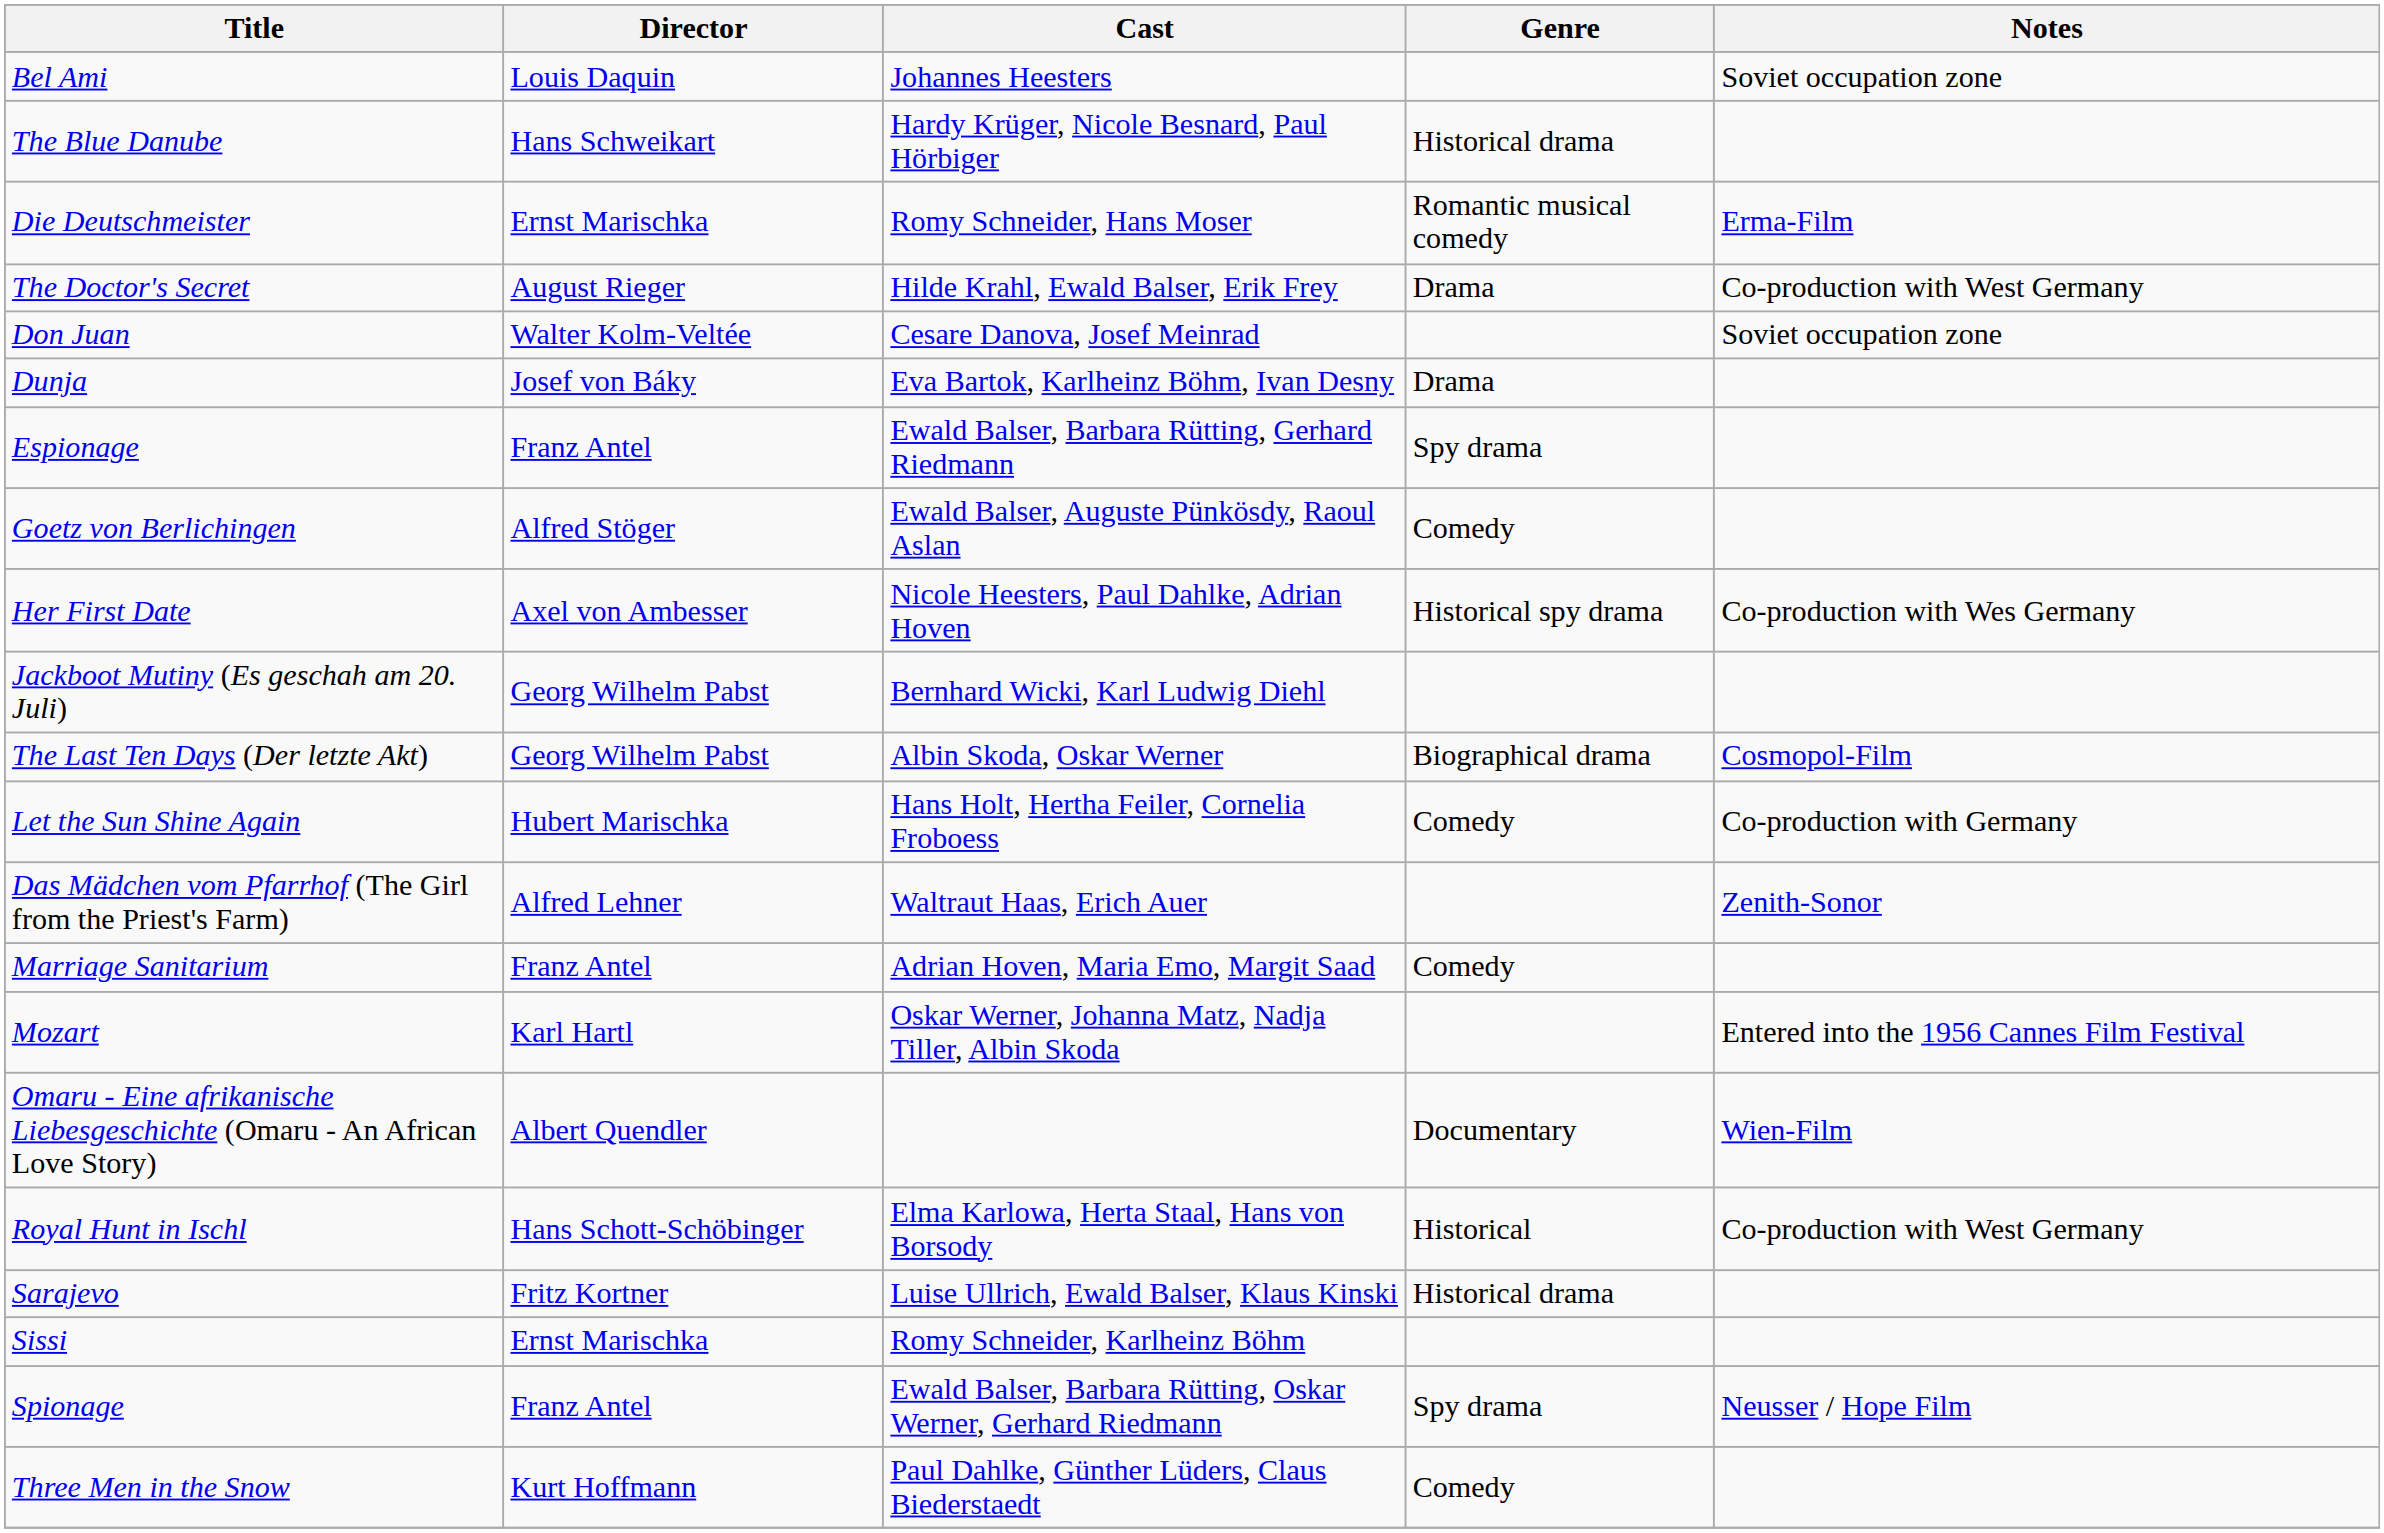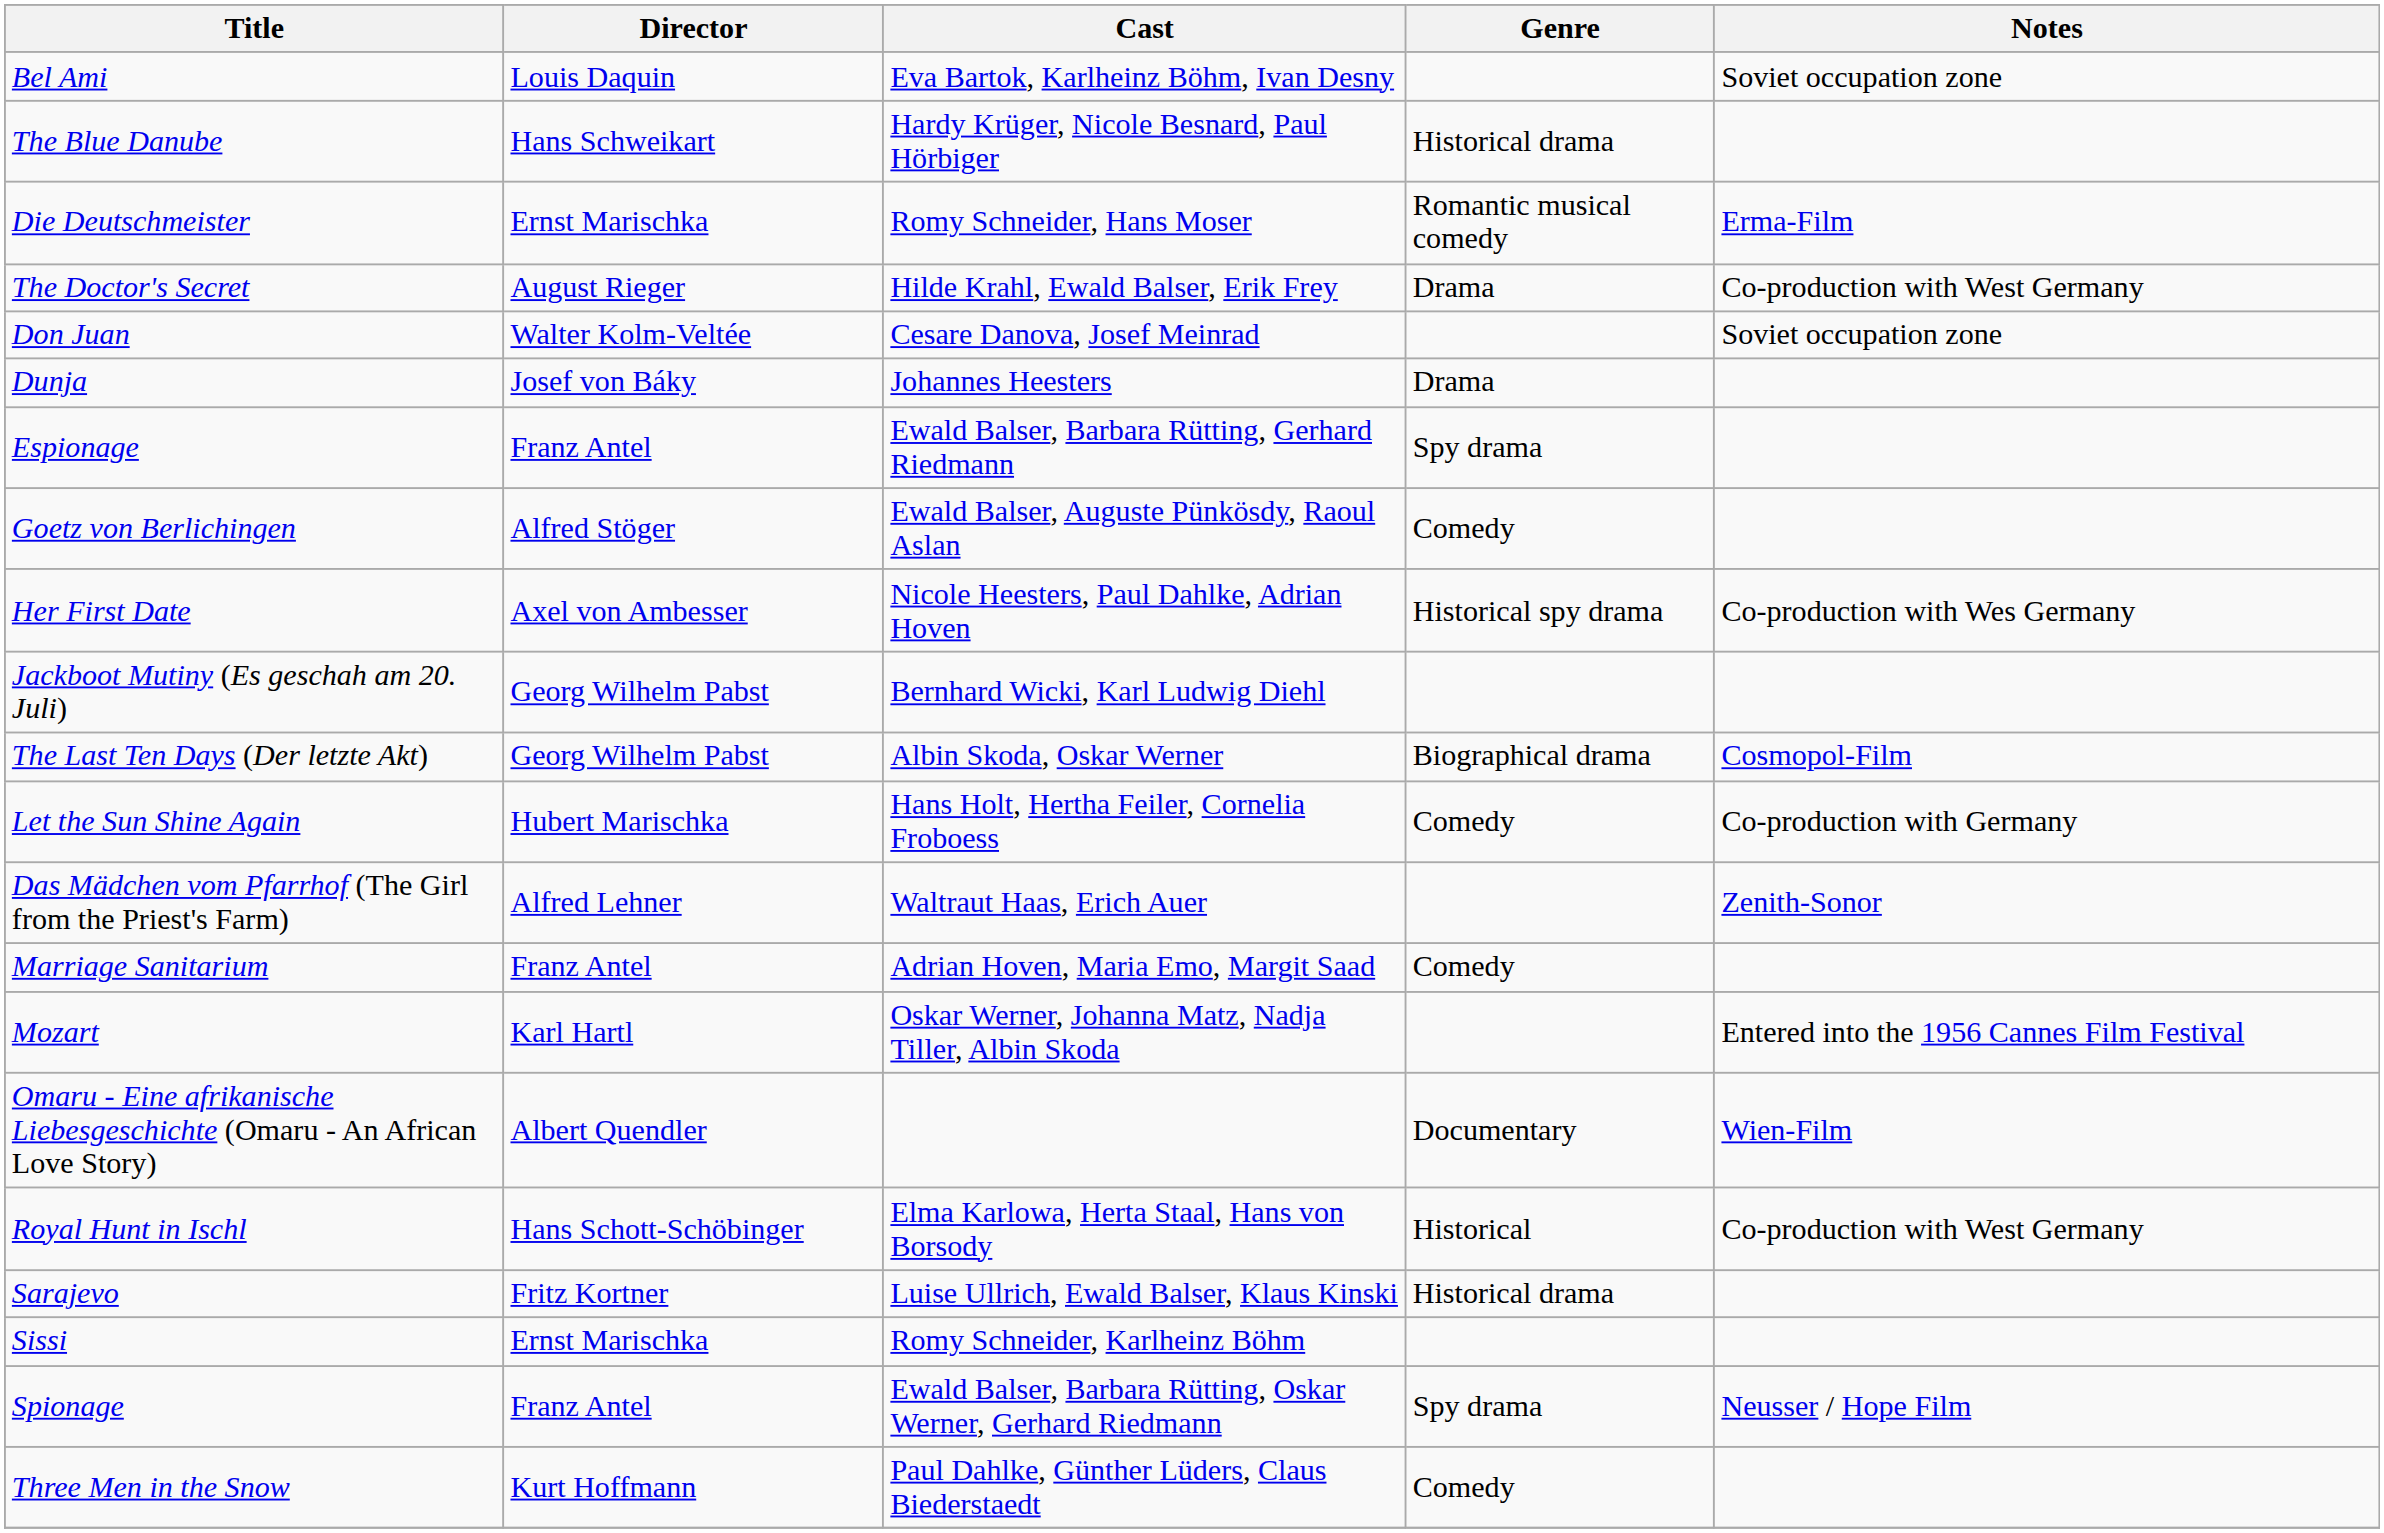(1001, 76) Johannes Heesters -> (1142, 76) Eva Bartok, Karlheinz Böhm, Ivan Desny
(1142, 382) Eva Bartok, Karlheinz Böhm, Ivan Desny -> (1001, 382) Johannes Heesters
